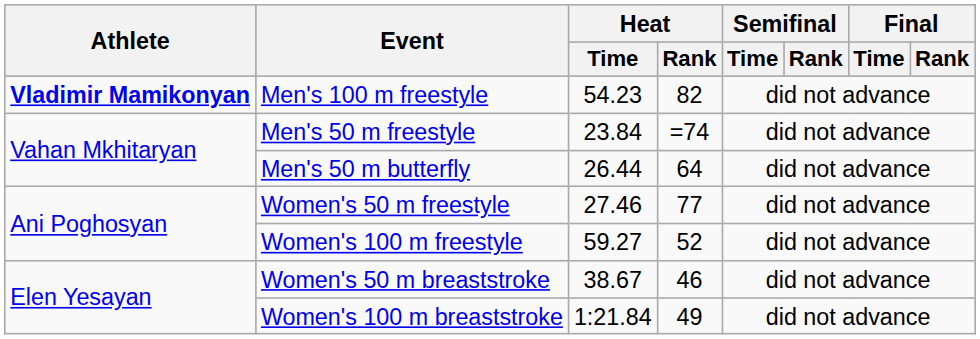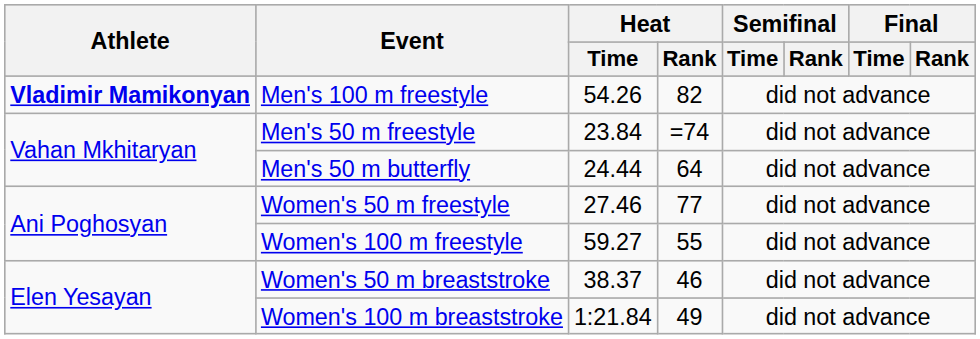(613, 95) 54.23 -> (613, 95) 54.26
(613, 169) 26.44 -> (613, 169) 24.44
(689, 243) 52 -> (689, 243) 55
(613, 280) 38.67 -> (613, 280) 38.37
